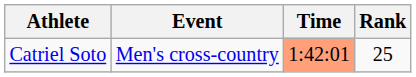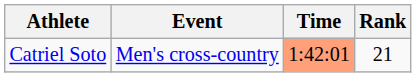(383, 54) 25 -> (383, 54) 21
